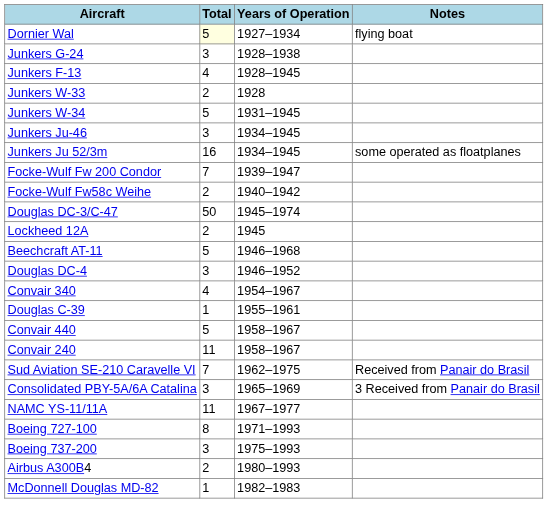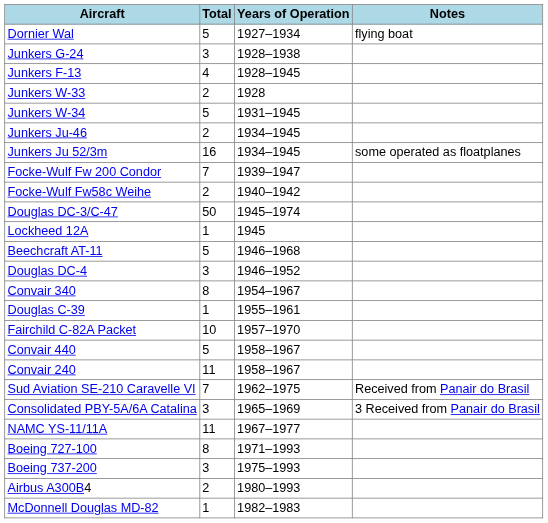(206, 34) lightyellow background -> (206, 34) no background
(206, 132) 3 -> (206, 132) 2
(206, 231) 2 -> (206, 231) 1
(206, 290) 4 -> (206, 290) 8
+ row: (72, 330)
